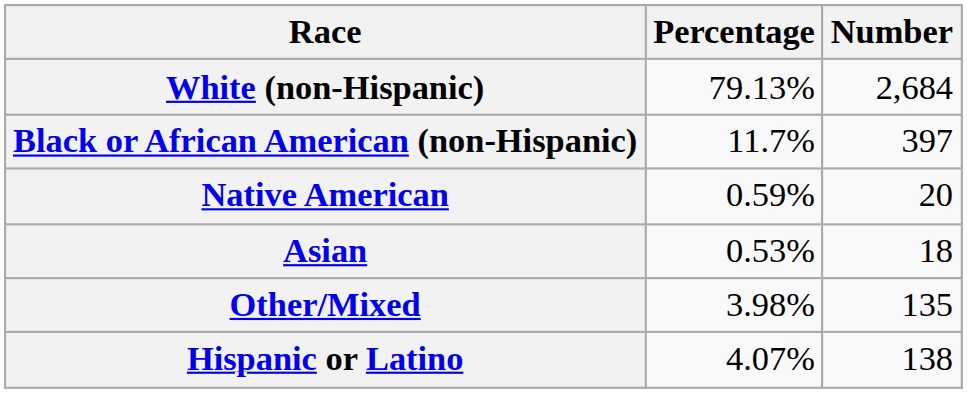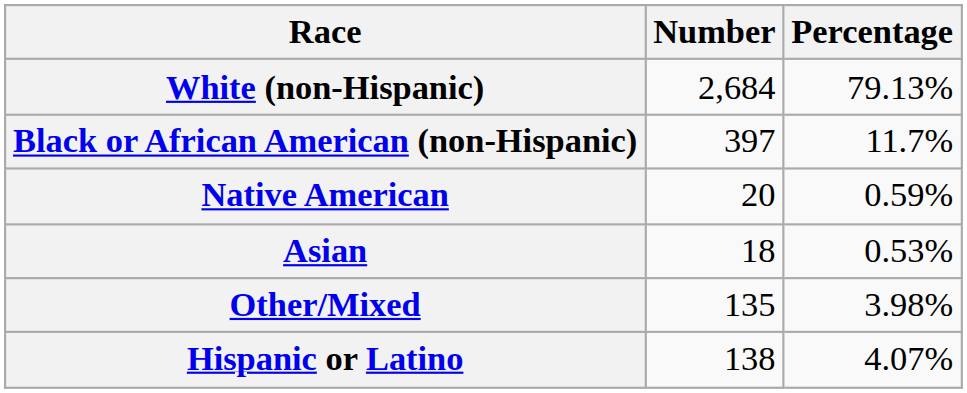columns swapped: (892, 31) <-> (734, 31)
